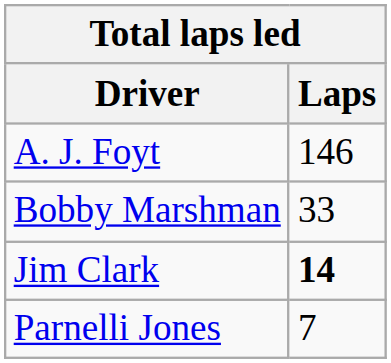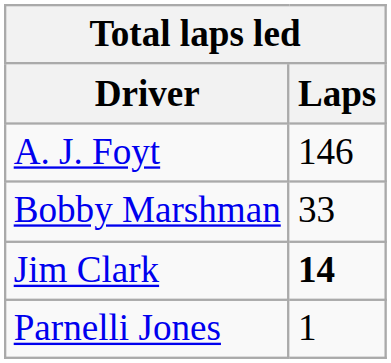(307, 328) 7 -> (307, 328) 1
